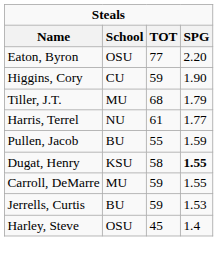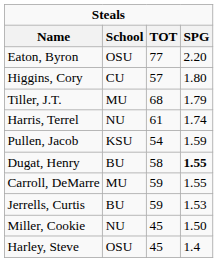(156, 78) 59 -> (156, 78) 57
(195, 78) 1.90 -> (195, 78) 1.80
(195, 120) 1.77 -> (195, 120) 1.74
(115, 141) BU -> (119, 141) KSU
(156, 141) 55 -> (156, 141) 54
(119, 162) KSU -> (115, 162) BU
+ row: (46, 225)
